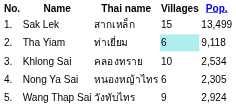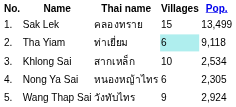(115, 25) สากเหล็ก -> (118, 25) คลองทราย
(118, 61) คลองทราย -> (115, 61) สากเหล็ก
